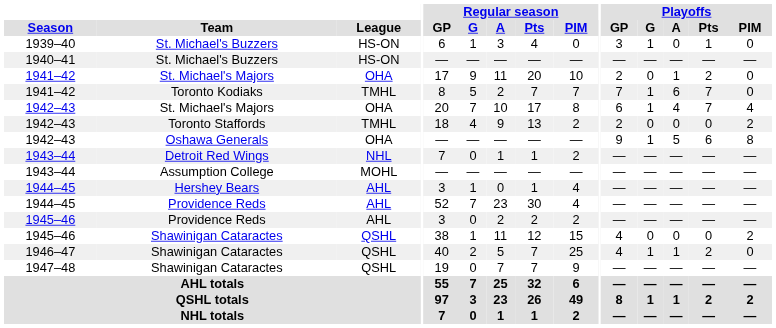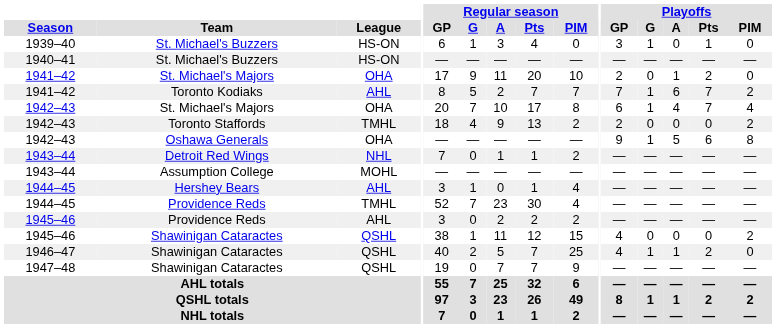(379, 92) TMHL -> (379, 92) AHL
(750, 92) 0 -> (750, 92) 2
(379, 204) AHL -> (379, 204) TMHL
